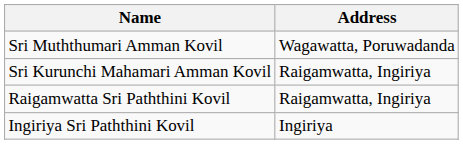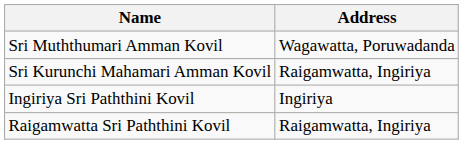rows swapped: (101, 125) <-> (119, 98)
